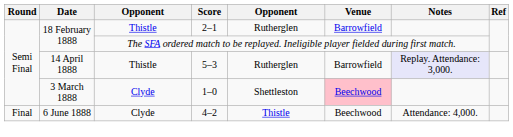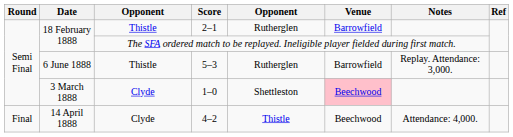(67, 65) 14 April 1888 -> (67, 65) 6 June 1888
(440, 65) lavender background -> (440, 65) no background
(67, 113) 6 June 1888 -> (67, 118) 14 April 1888
